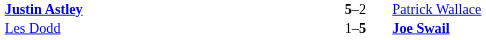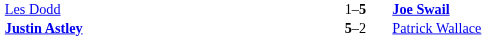rows swapped: (33, 28) <-> (44, 9)
